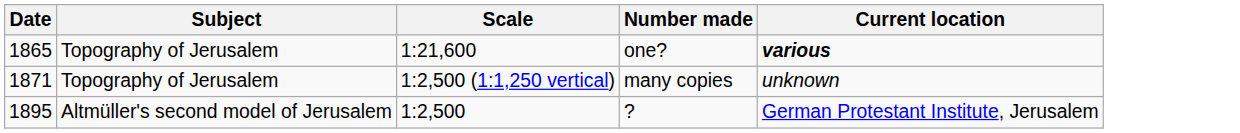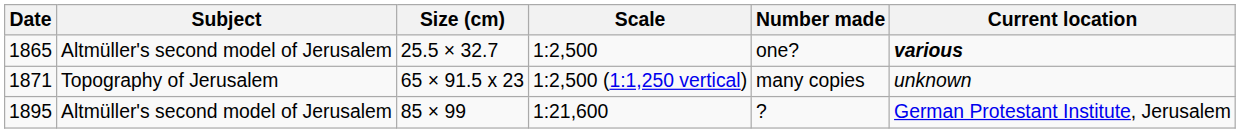+ column: (462, 19)
(170, 50) Topography of Jerusalem -> (226, 50) Altmüller's second model of Jerusalem
(438, 50) 1:21,600 -> (565, 50) 1:2,500
(433, 111) 1:2,500 -> (571, 111) 1:21,600
